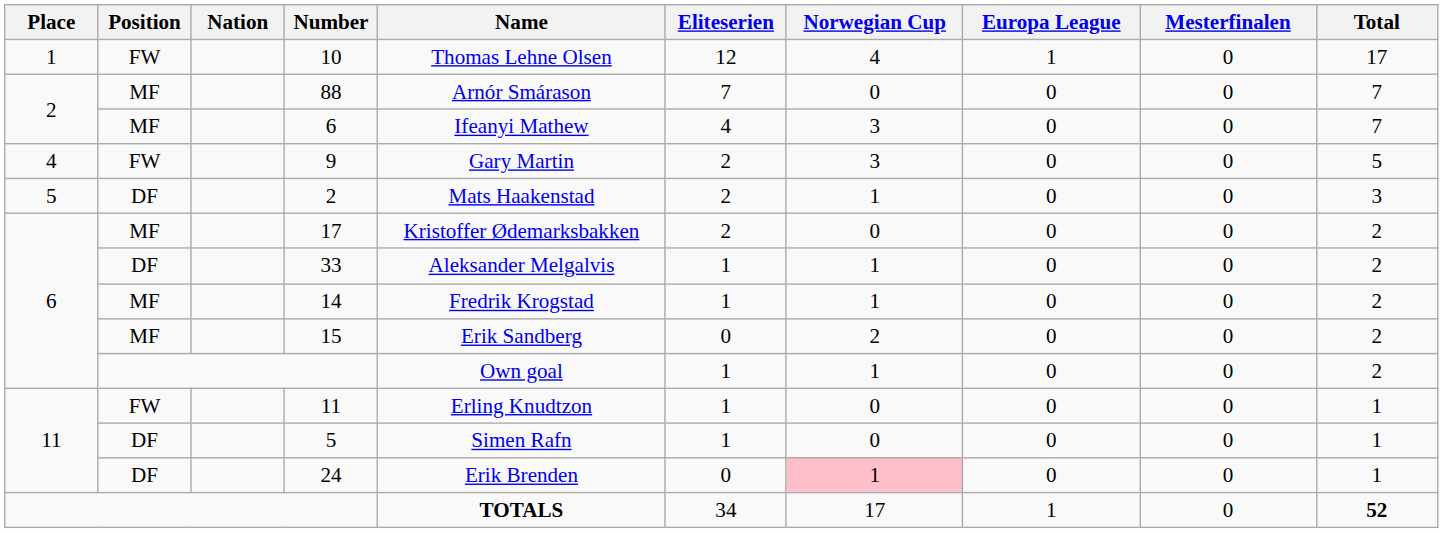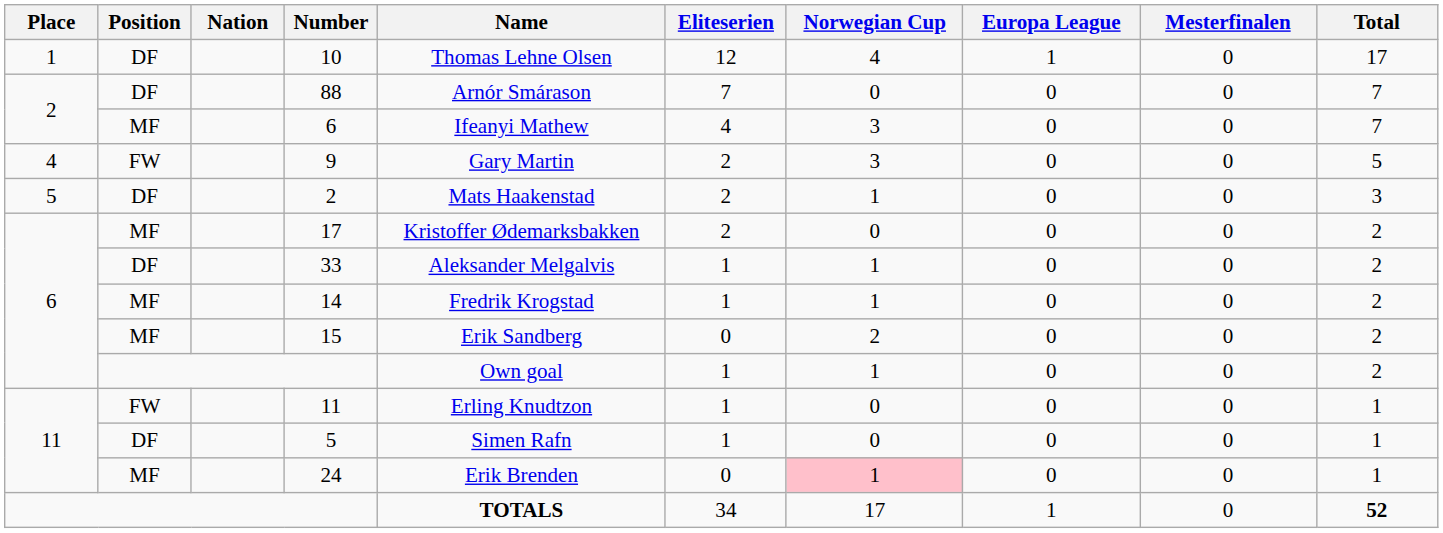(145, 56) FW -> (145, 56) DF
(145, 91) MF -> (145, 91) DF
(145, 474) DF -> (145, 474) MF
